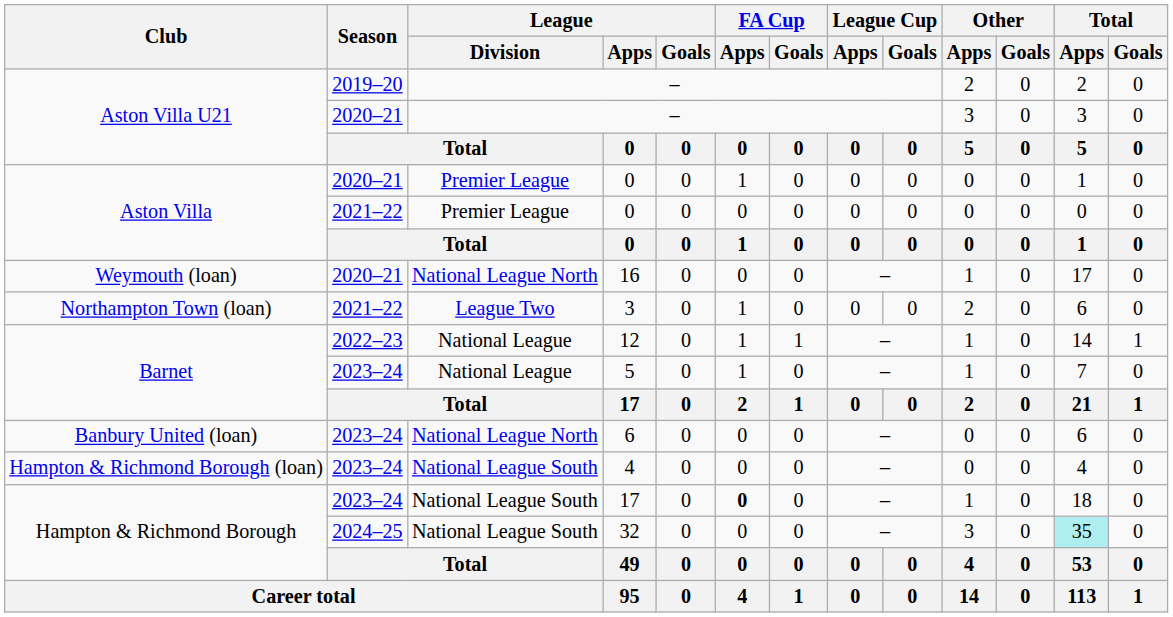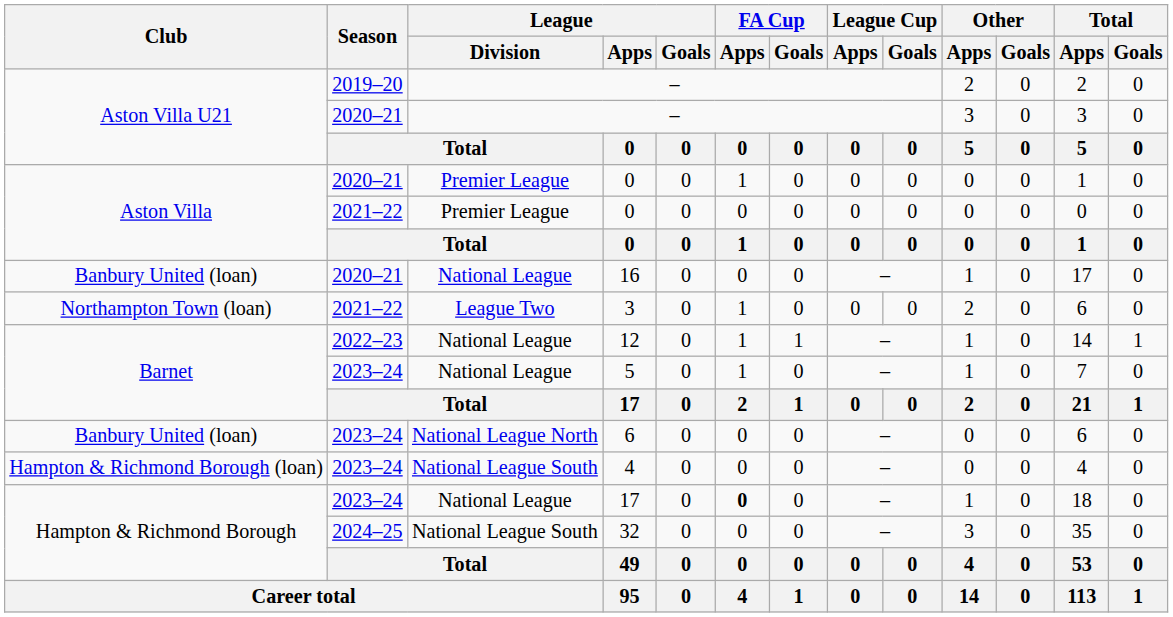(166, 276) Weymouth (loan) -> (166, 276) Banbury United (loan)
(505, 276) National League North -> (505, 276) National League
(505, 500) National League South -> (505, 500) National League
(1082, 532) paleturquoise background -> (1082, 532) no background
